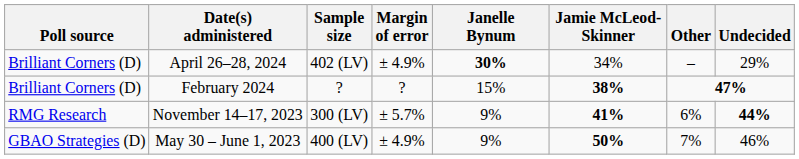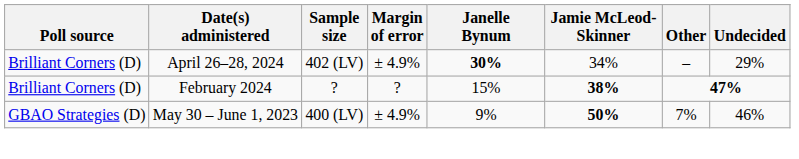- row: (228, 115)
